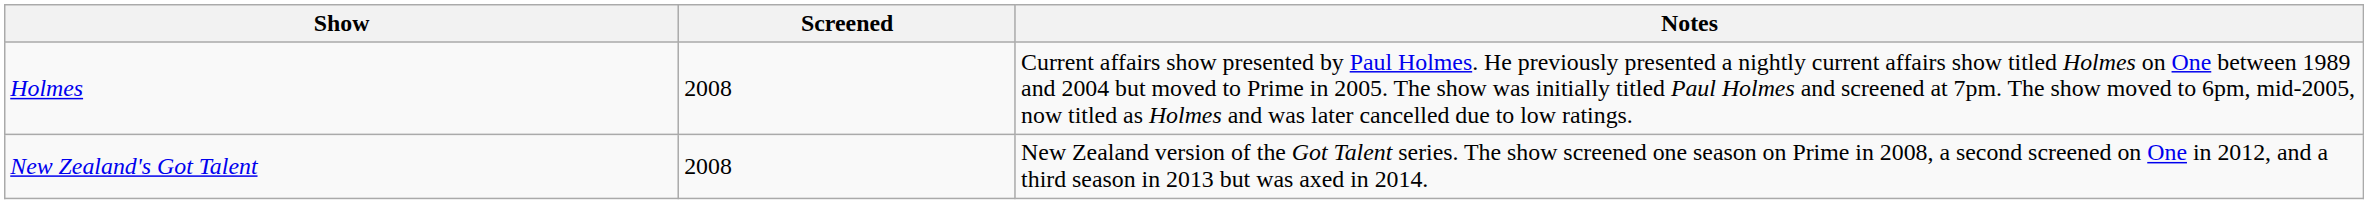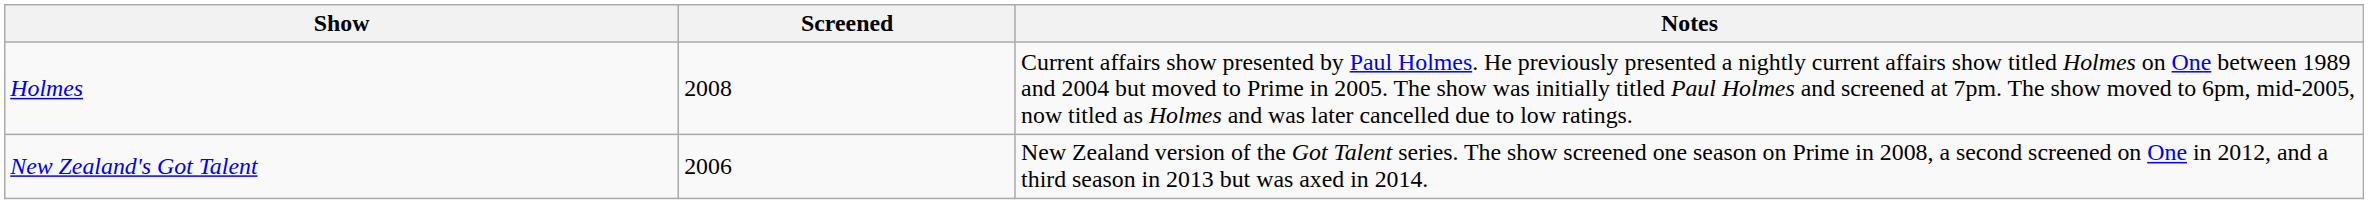(708, 166) 2008 -> (708, 166) 2006
